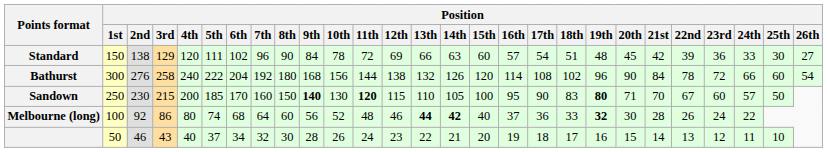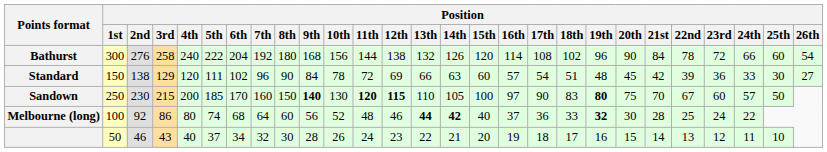rows swapped: (54, 55) <-> (54, 75)
(396, 95) normal -> (396, 95) bold
(513, 95) 95 -> (513, 95) 97
(630, 95) 71 -> (630, 95) 75
(688, 116) 26 -> (688, 116) 25
